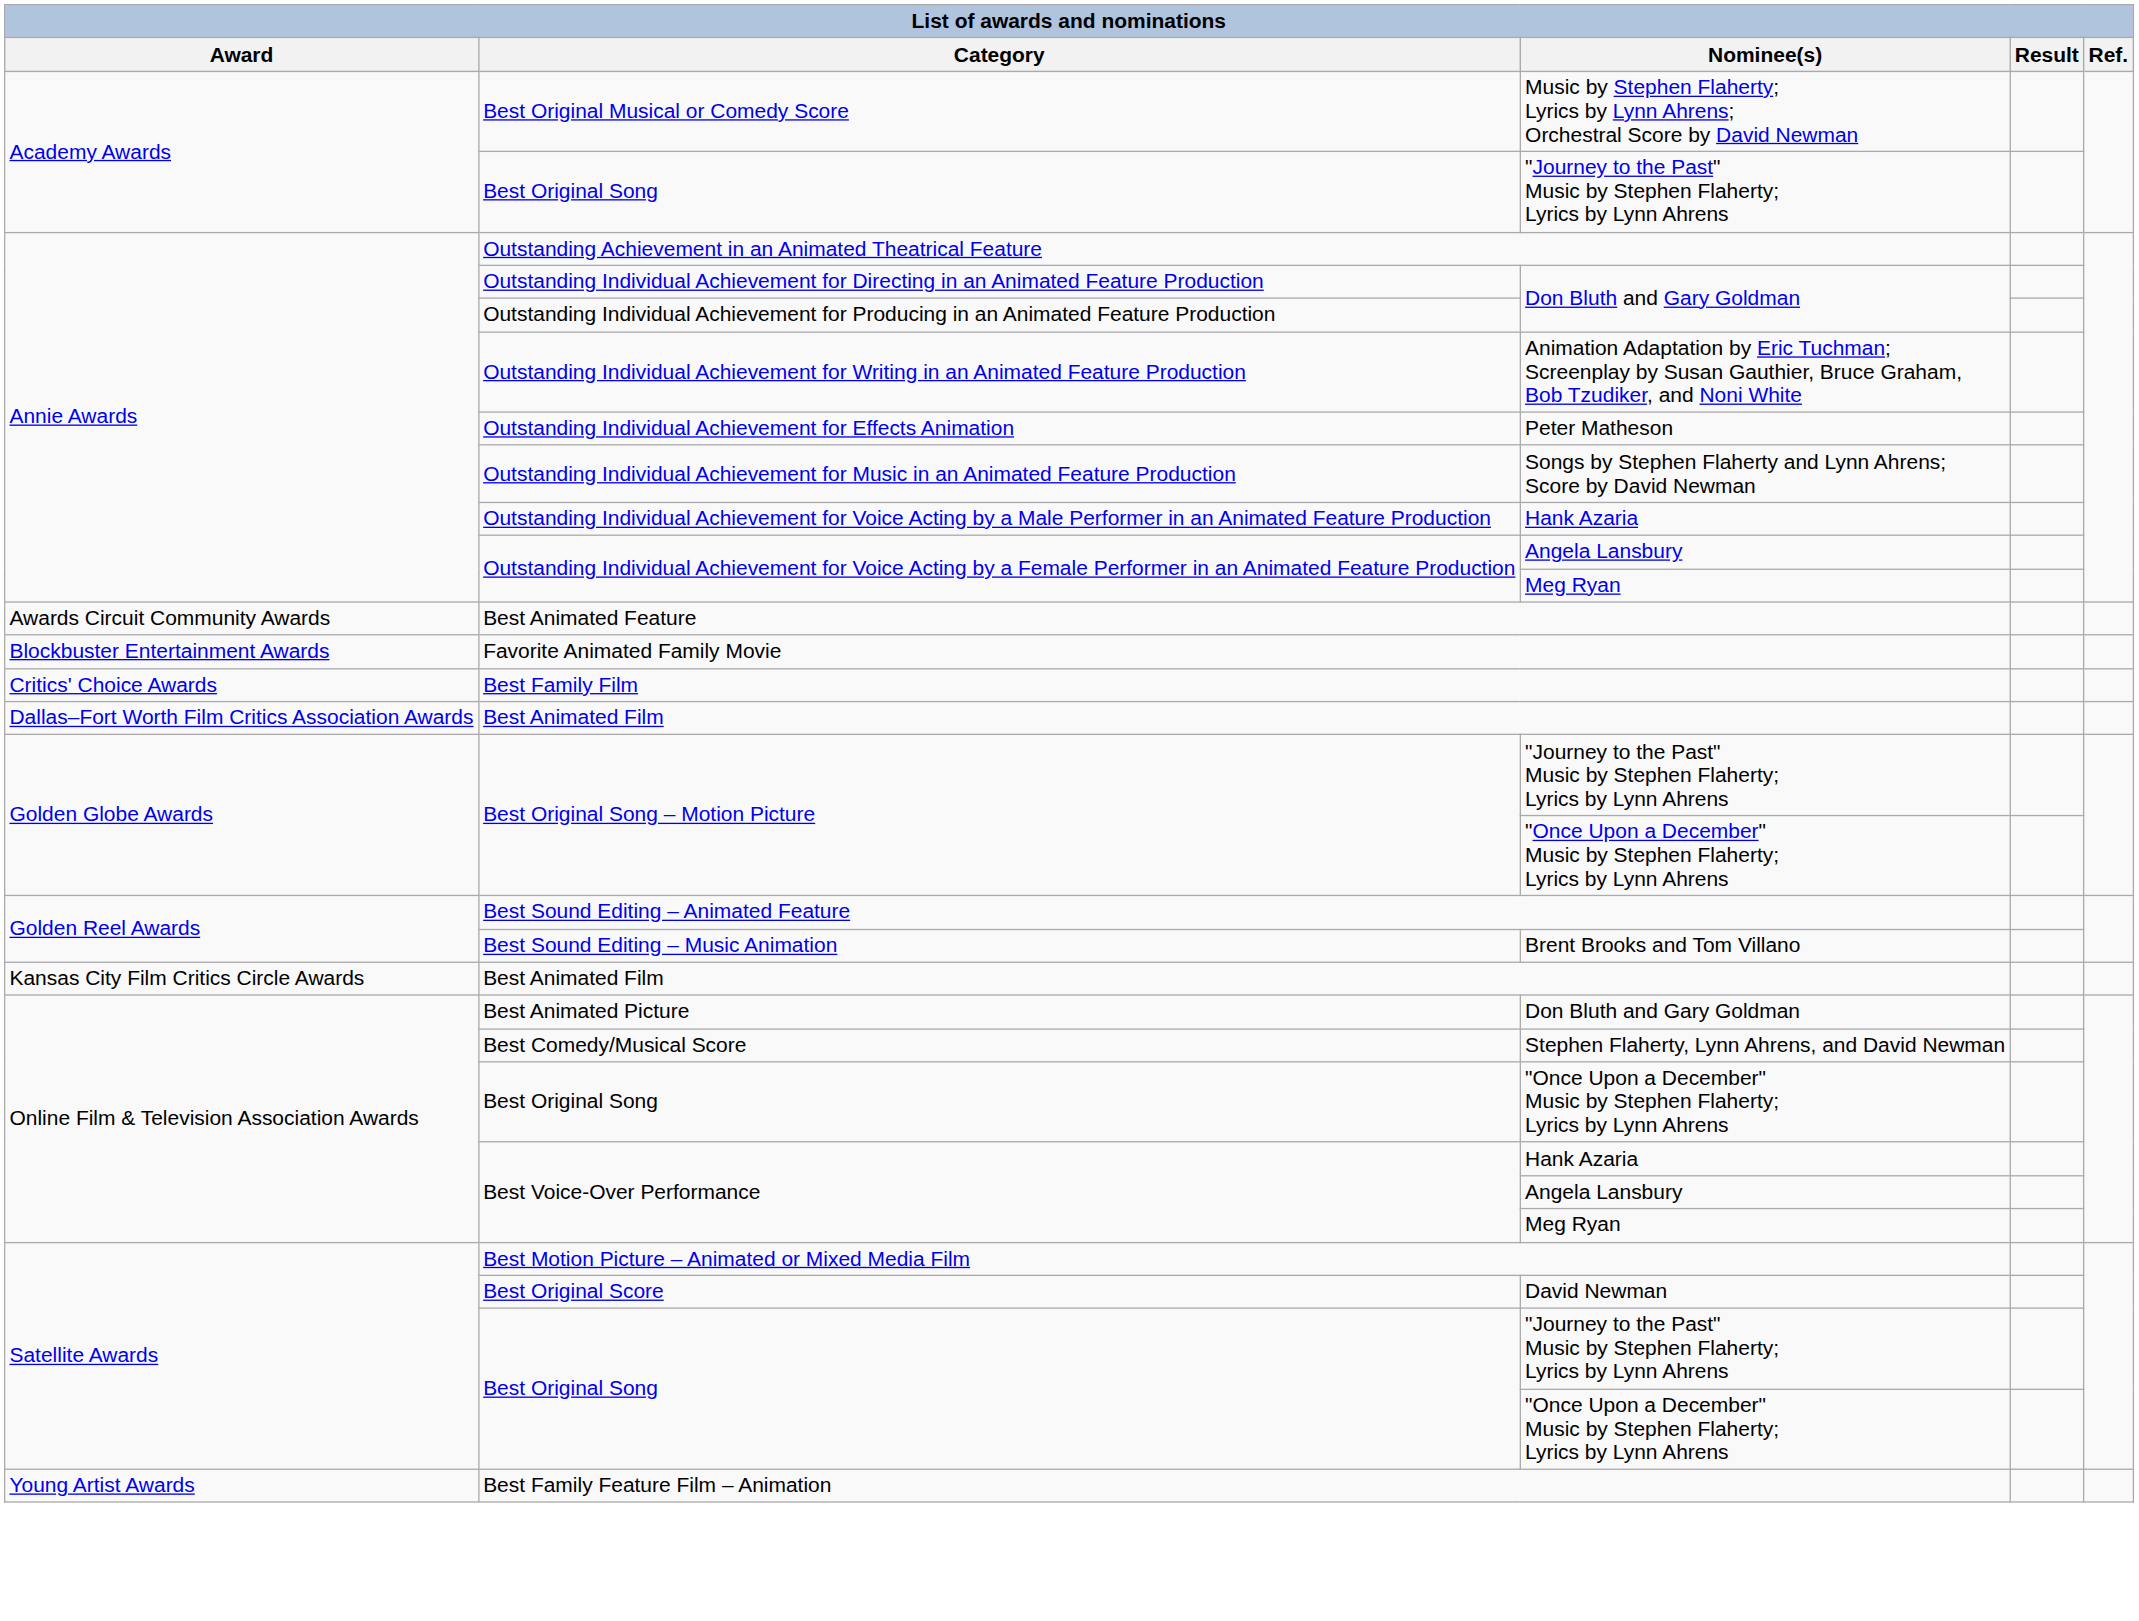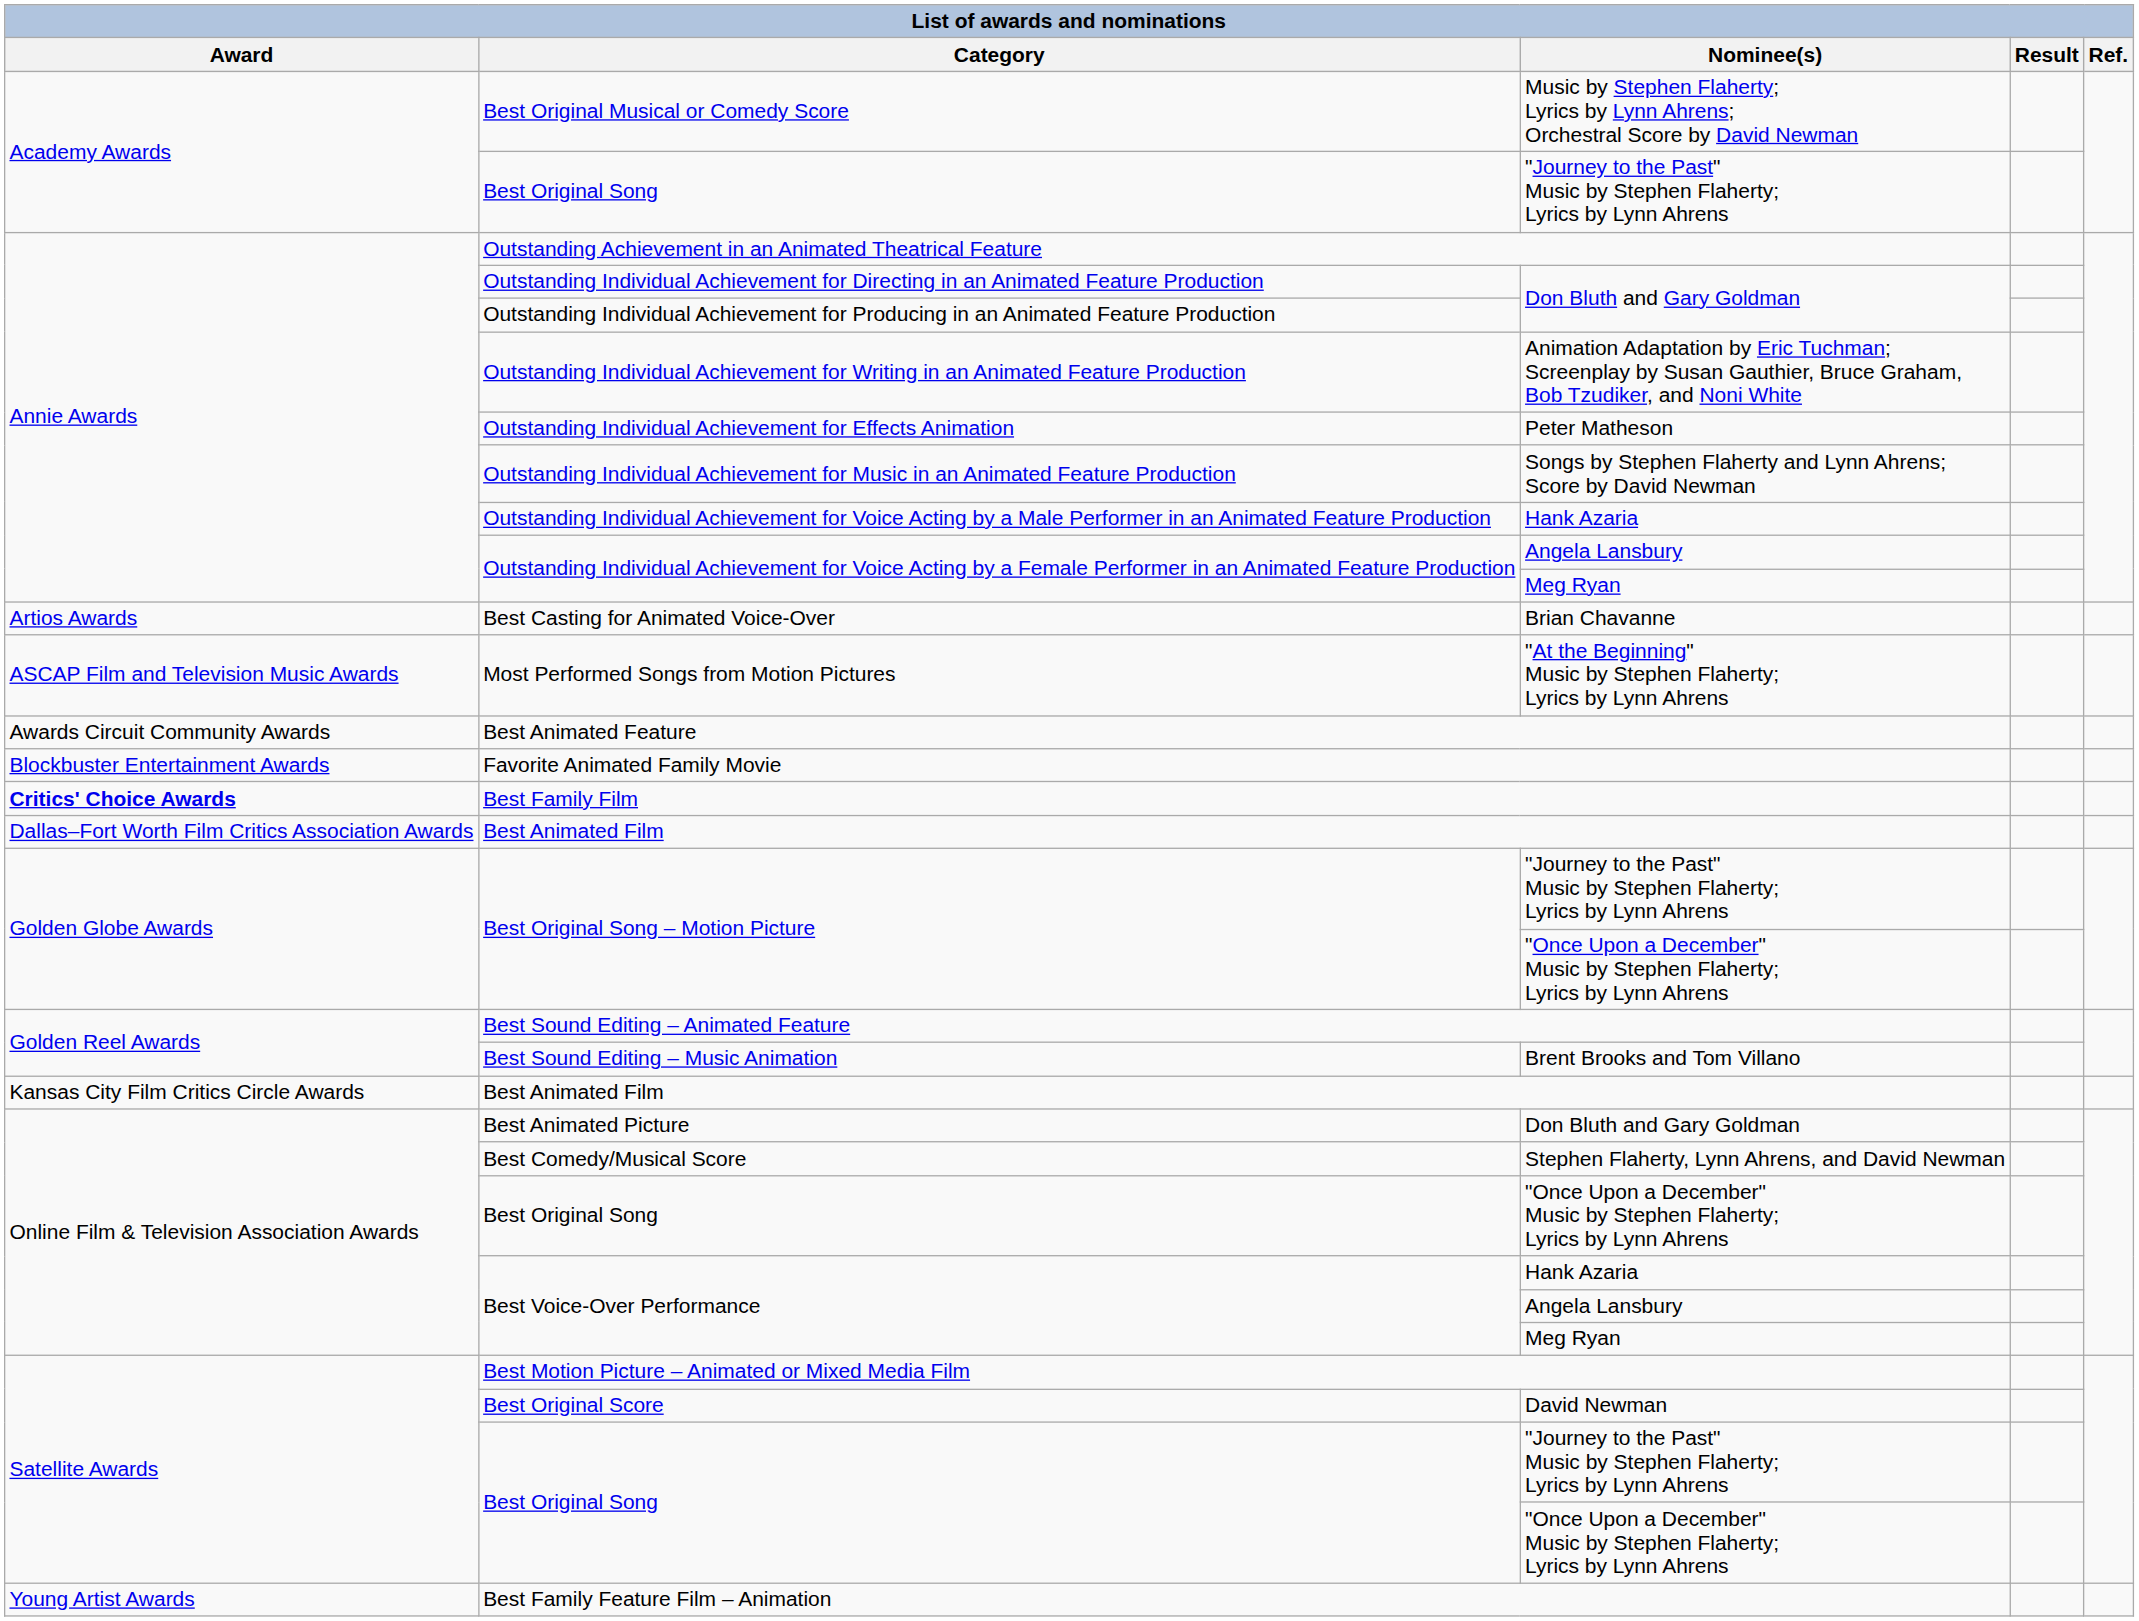+ row: (659, 618)
+ row: (689, 675)
(113, 684) normal -> (123, 798) bold
